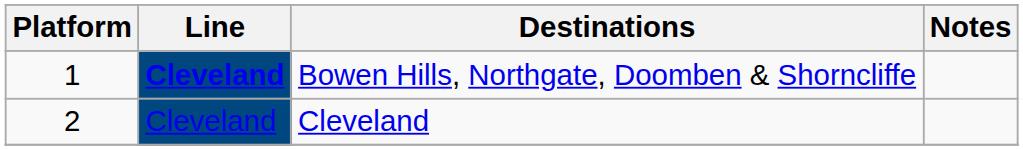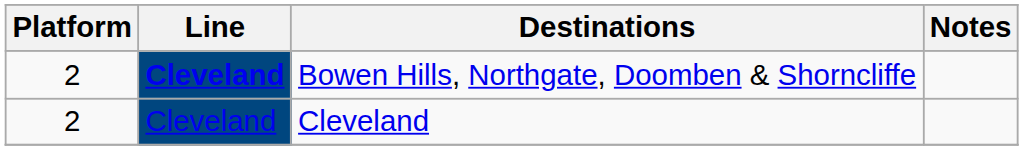(72, 74) 1 -> (72, 74) 2
